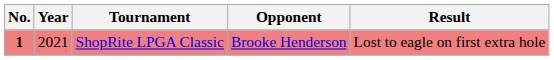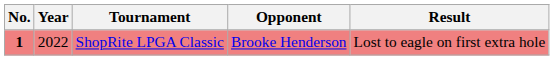(53, 42) 2021 -> (53, 42) 2022
